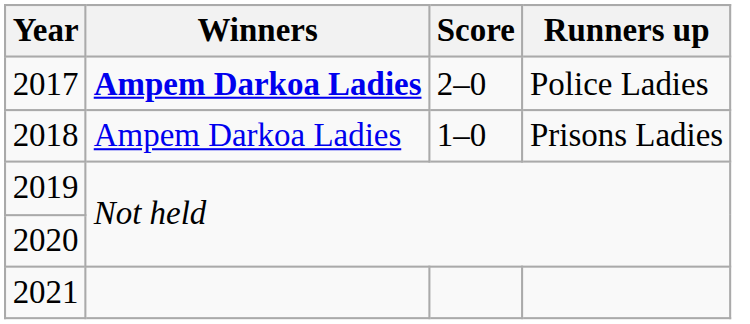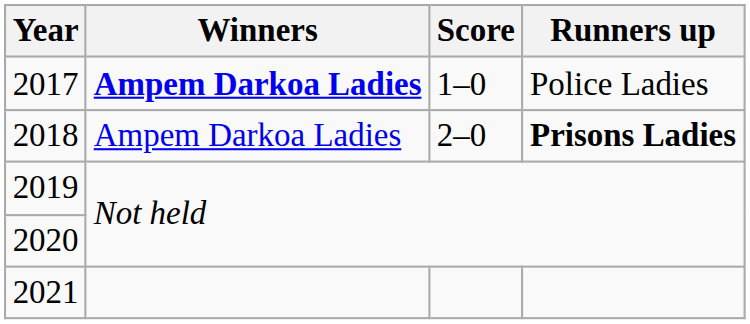(461, 82) 2–0 -> (461, 82) 1–0
(461, 135) 1–0 -> (461, 135) 2–0
(627, 135) normal -> (633, 135) bold
